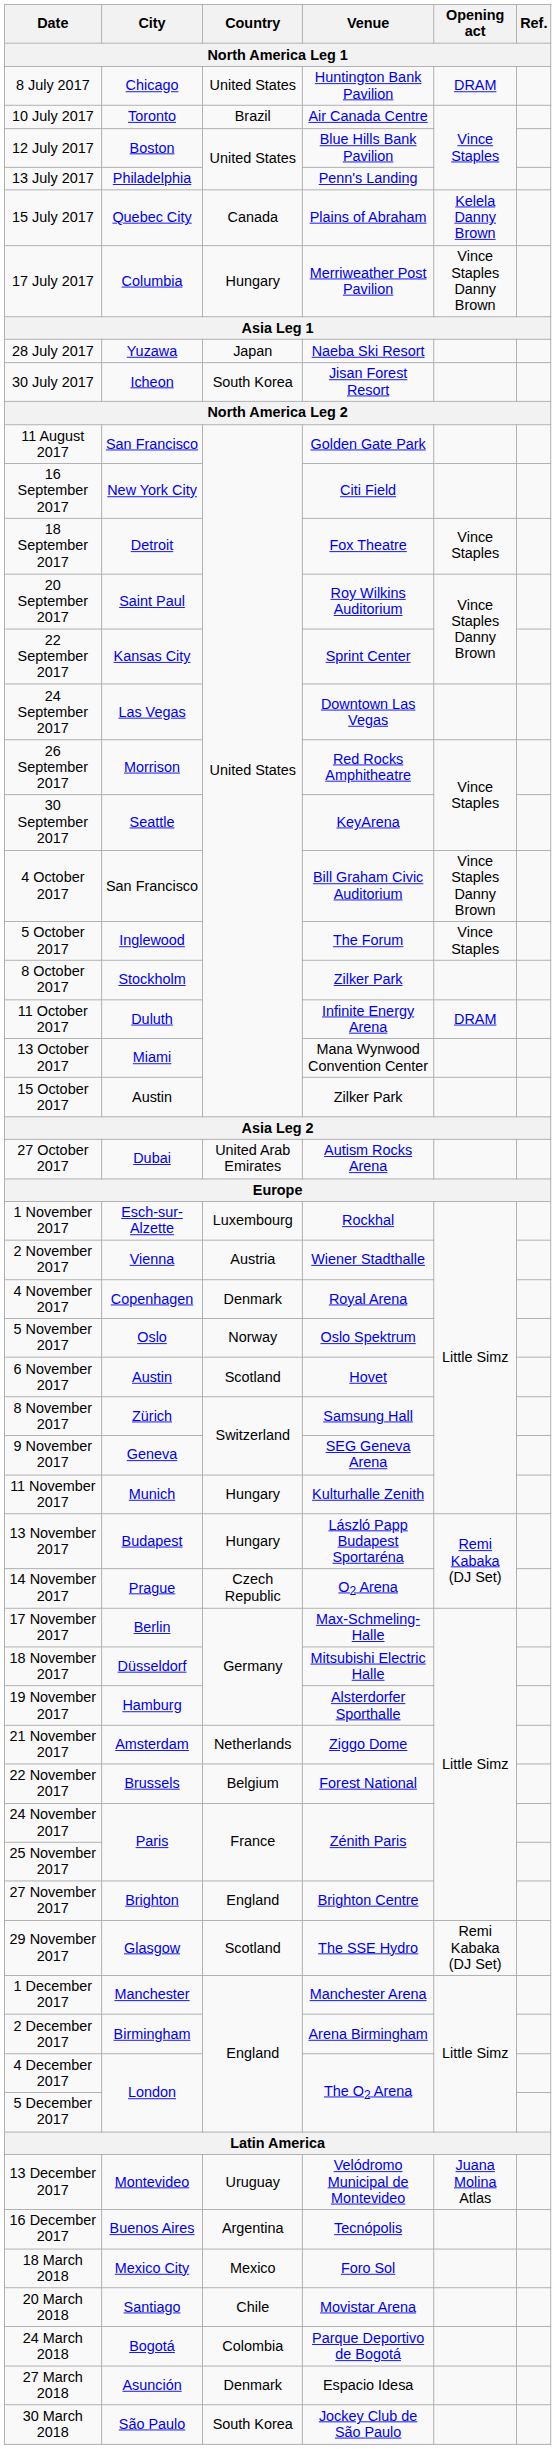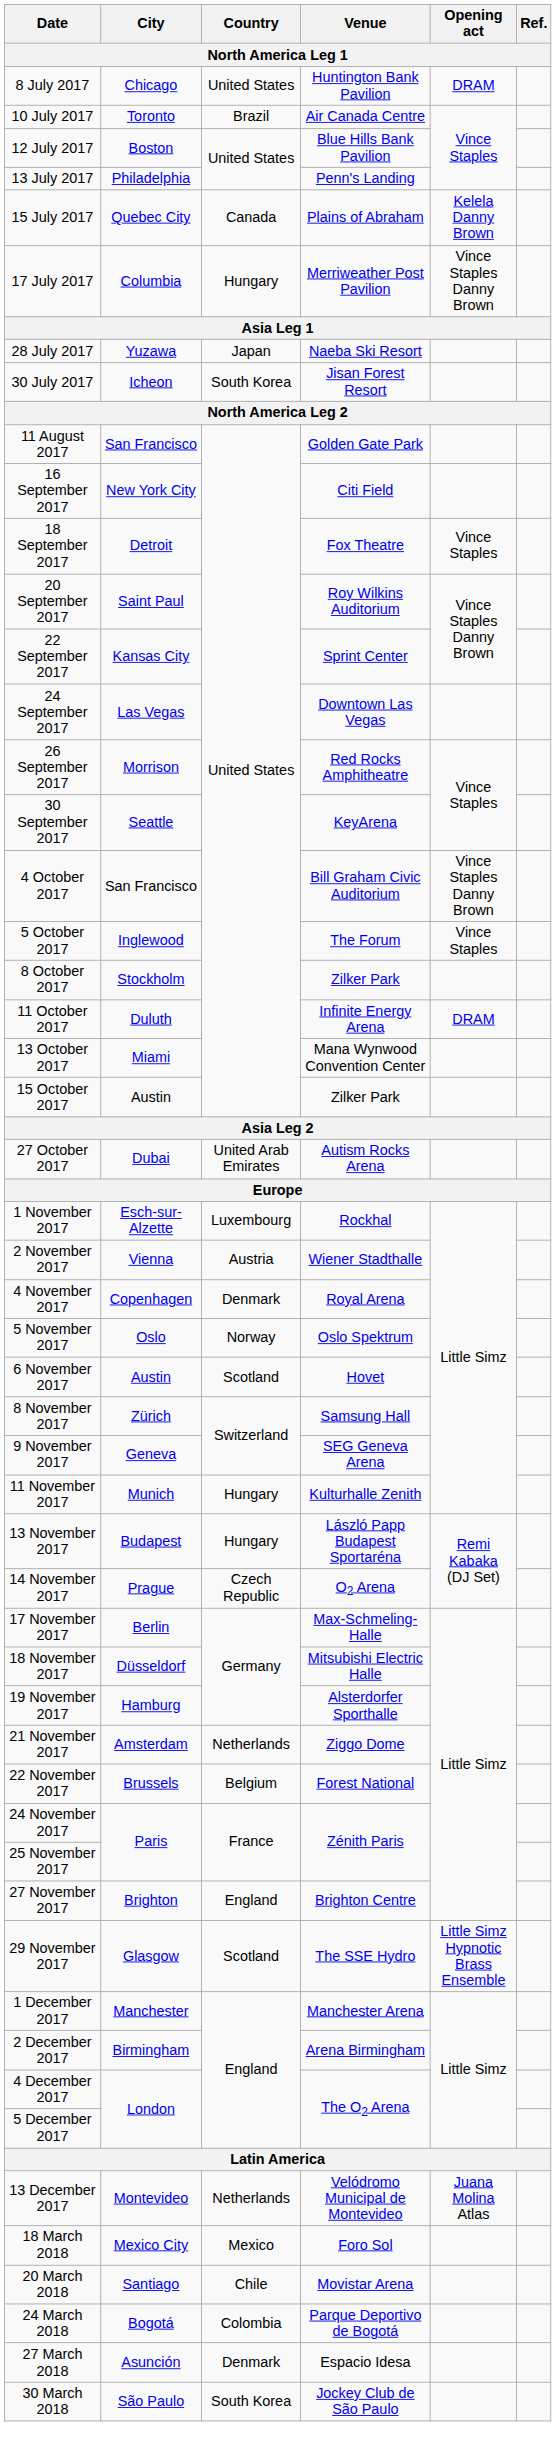(475, 1947) Remi Kabaka (DJ Set) -> (473, 1955) Little Simz Hypnotic Brass Ensemble
(253, 2182) Uruguay -> (251, 2198) Netherlands
- row: (53, 2229)
